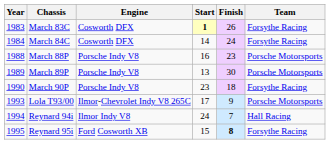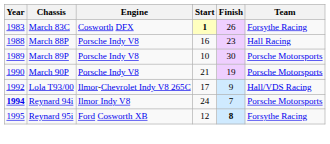- row: (49, 42)
(285, 57) Porsche Motorsports -> (269, 42) Hall Racing
(205, 72) 13 -> (205, 57) 10
(205, 87) 23 -> (205, 72) 21
(231, 87) 18 -> (231, 72) 19
(277, 87) Forsythe Racing -> (285, 72) Porsche Motorsports
(16, 102) 1993 -> (16, 87) 1992
(285, 102) Porsche Motorsports -> (279, 87) Hall/VDS Racing
(16, 117) normal -> (16, 102) bold
(269, 117) Hall Racing -> (285, 102) Porsche Motorsports
(205, 132) 15 -> (205, 117) 12
